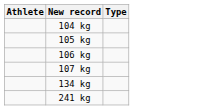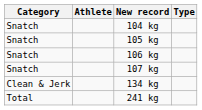+ column: (38, 12)
